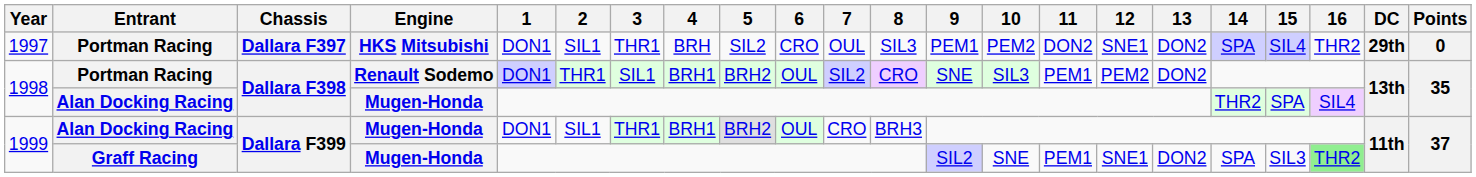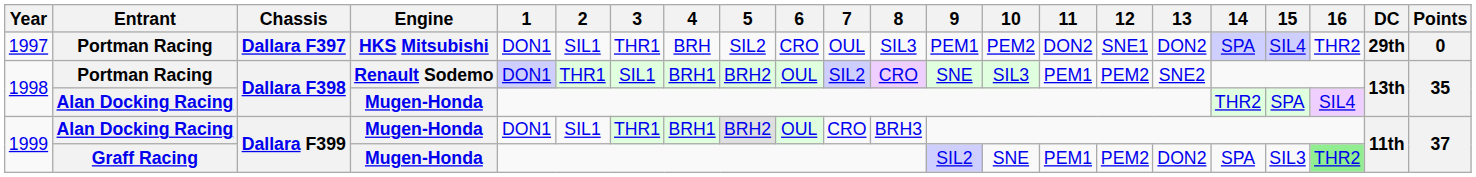(1182, 74) DON2 -> (1182, 74) SNE2
(1125, 158) SNE1 -> (1125, 158) PEM2
